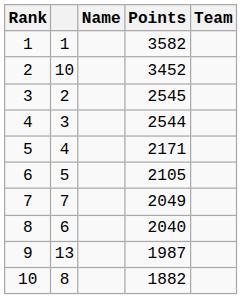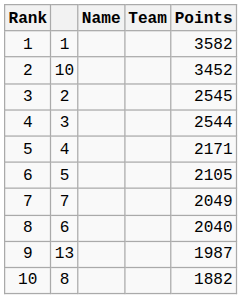columns swapped: (213, 18) <-> (157, 18)
